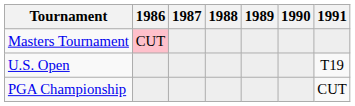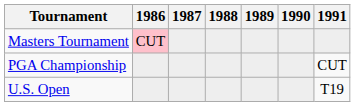rows swapped: (39, 65) <-> (67, 89)
